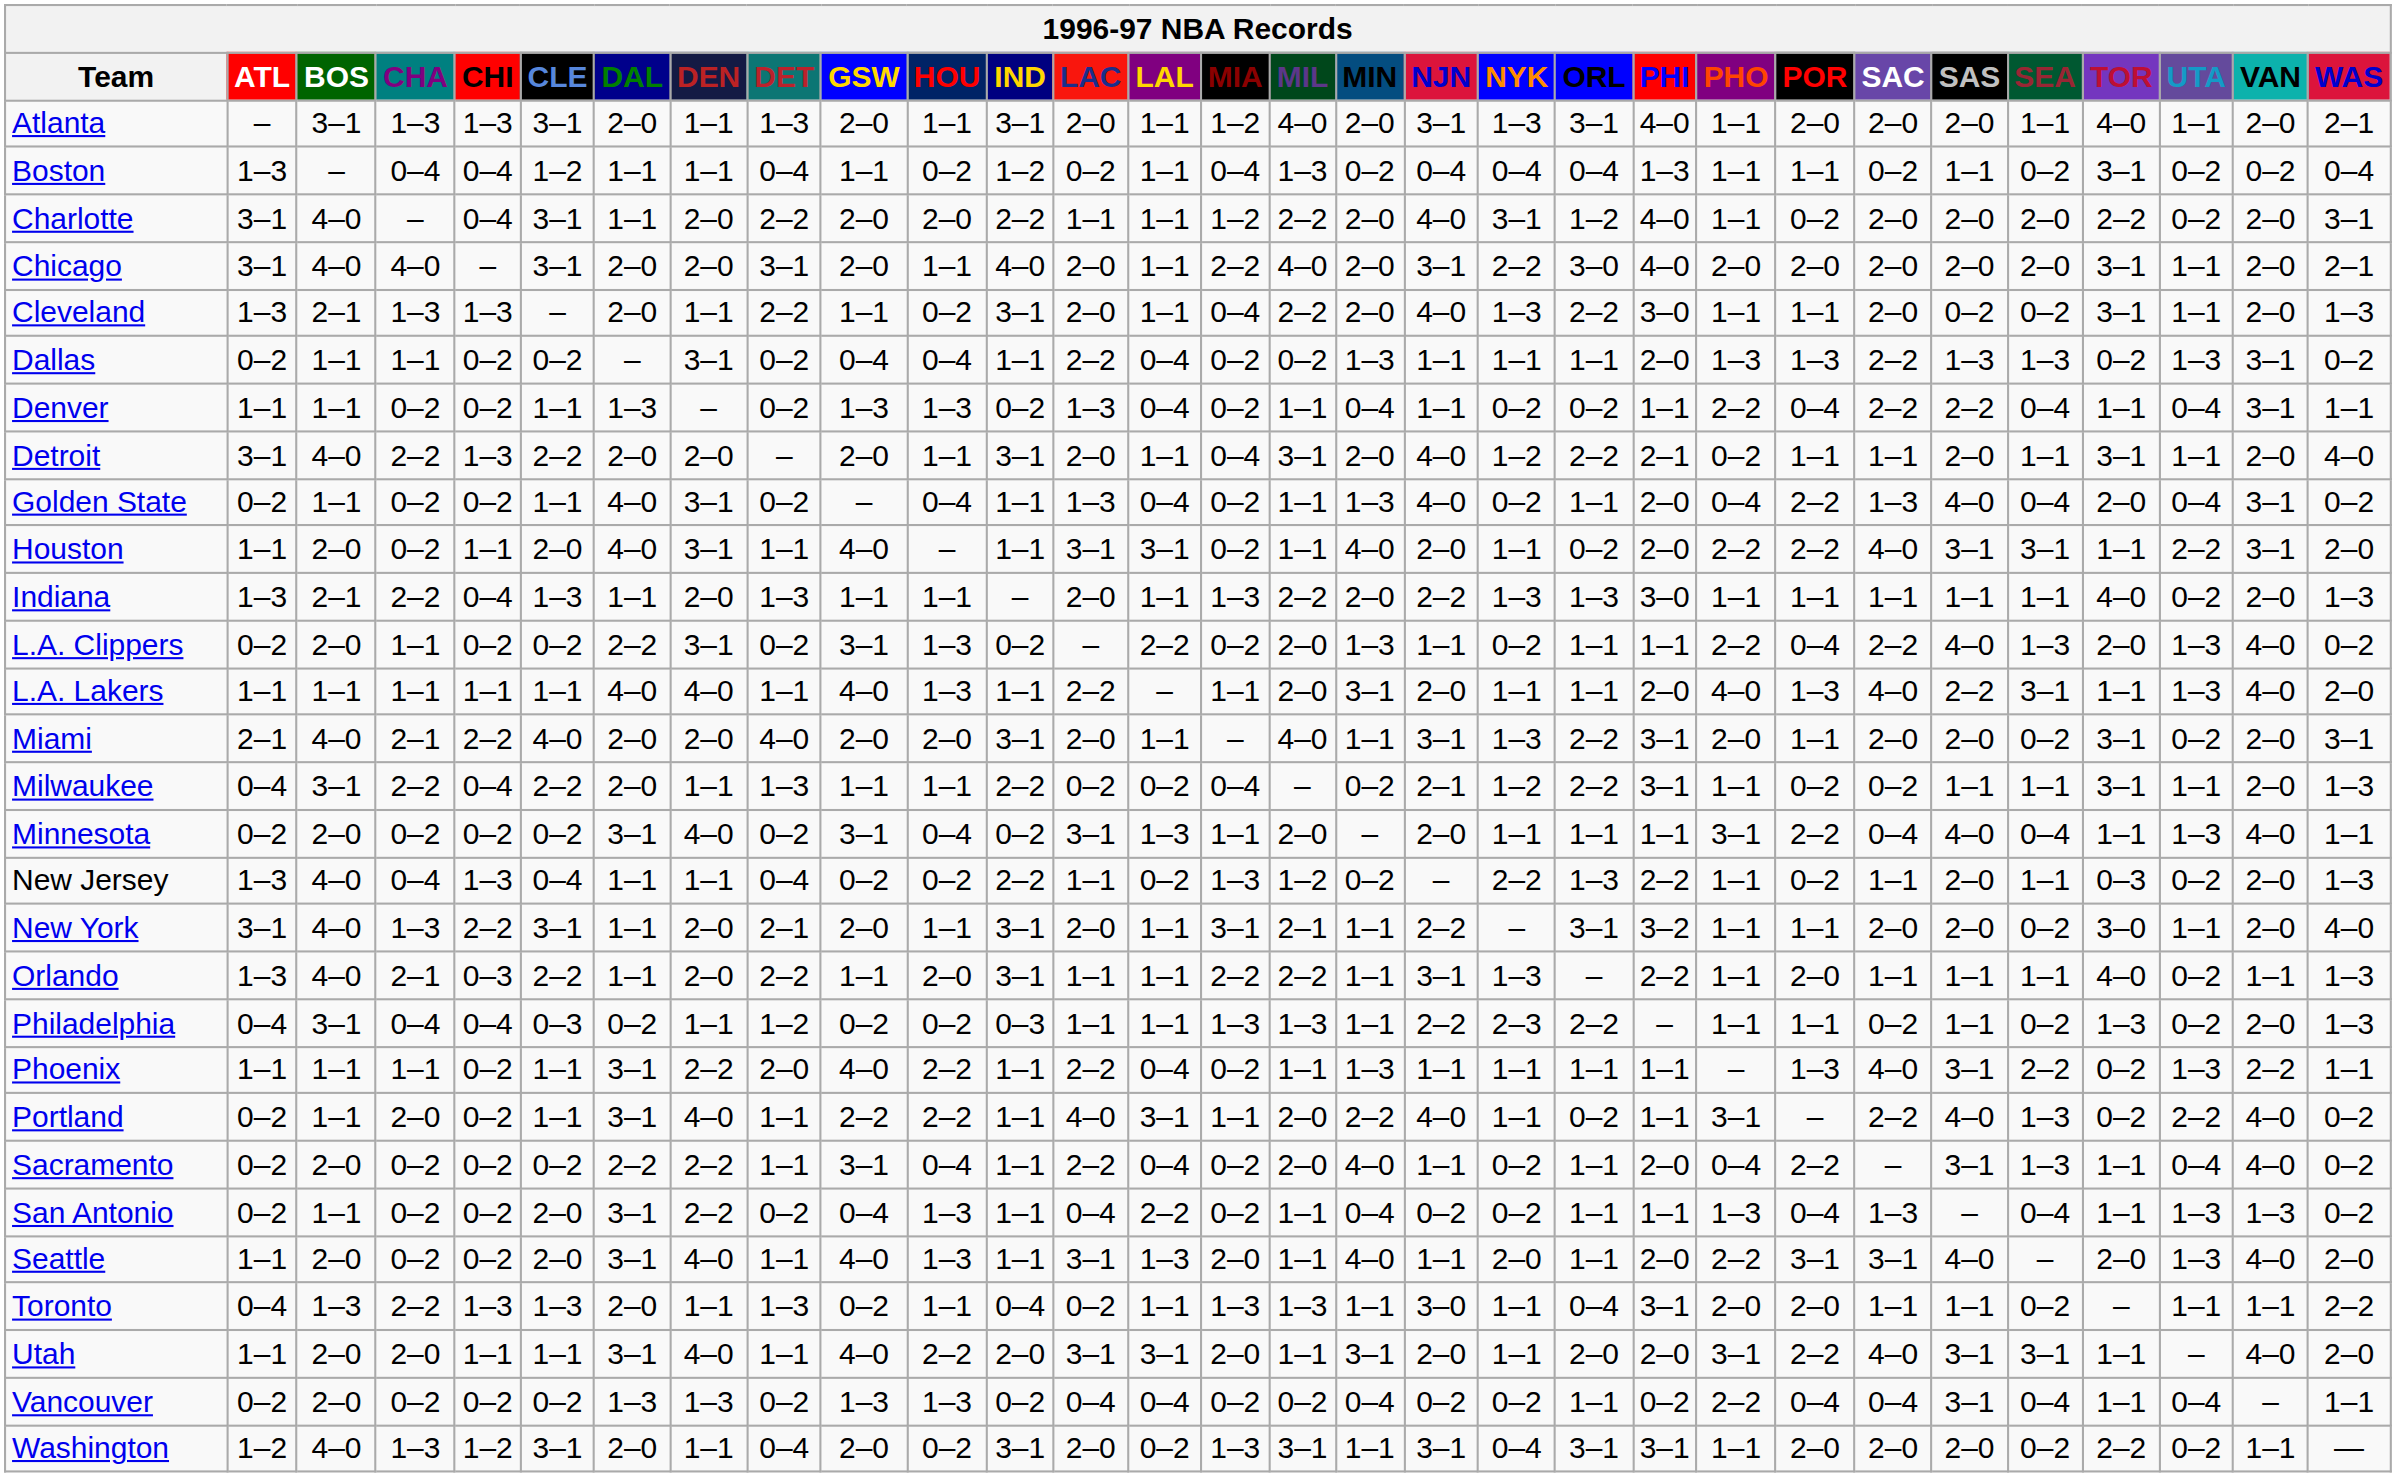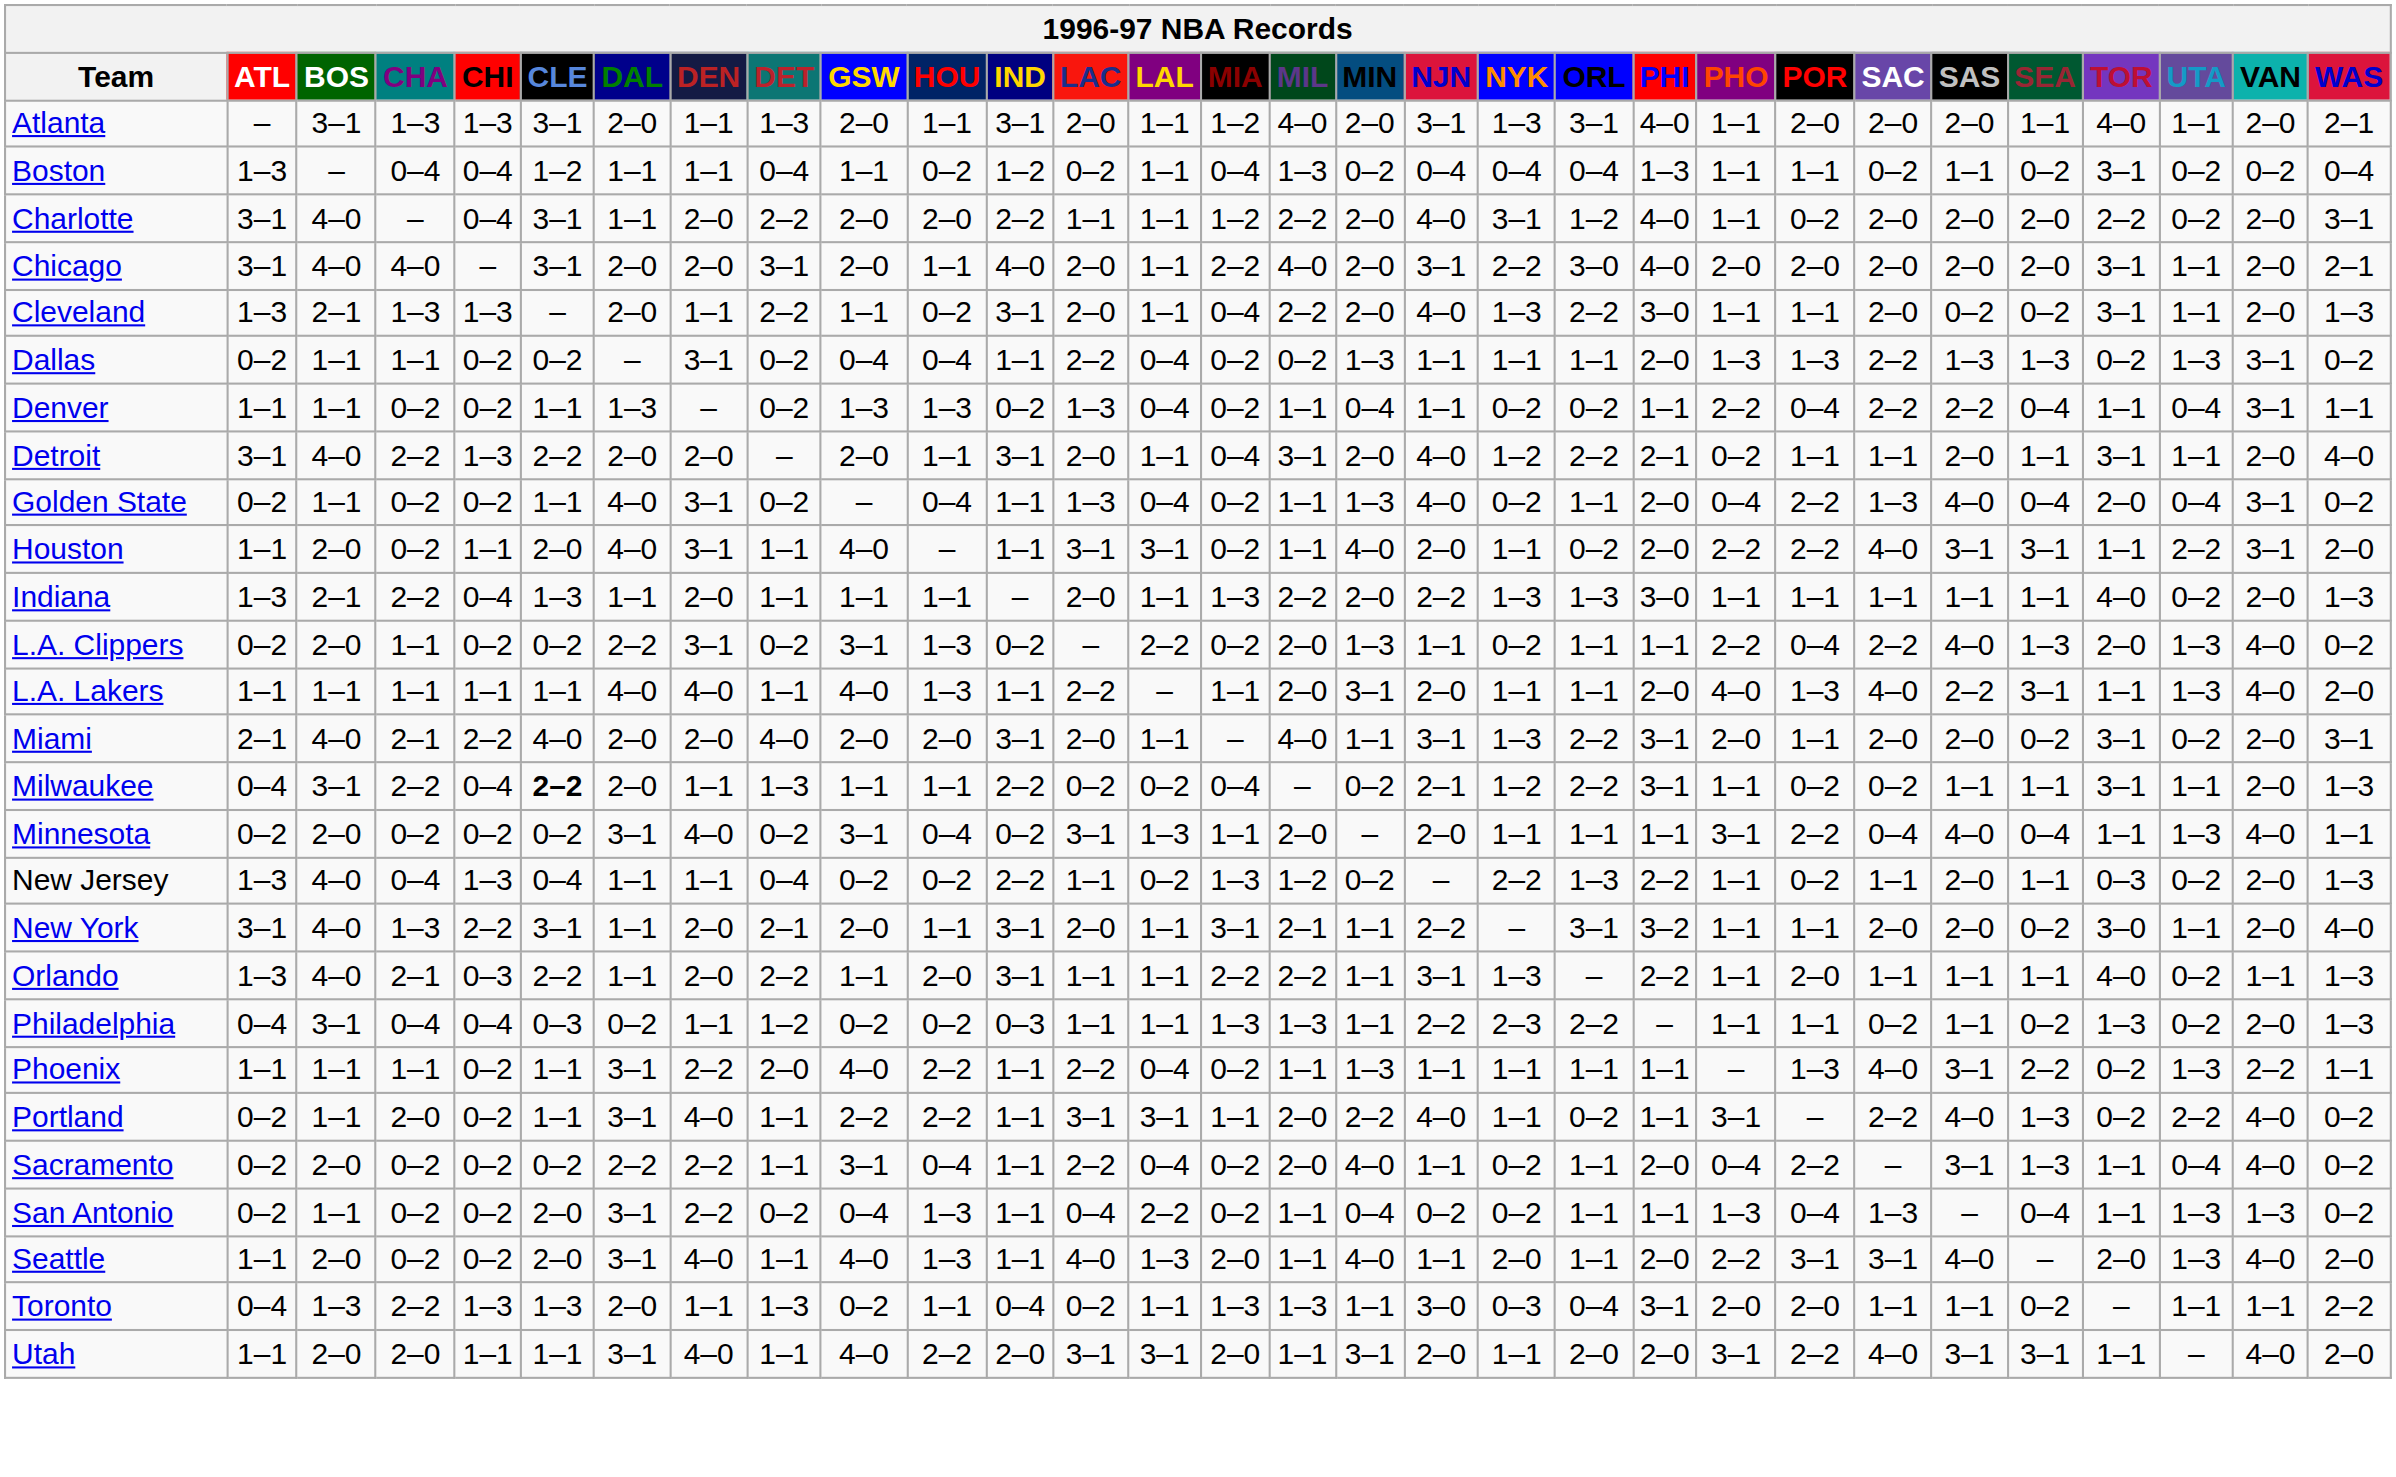(784, 597) 1–3 -> (784, 597) 1–1
(557, 786) normal -> (557, 786) bold
(1091, 1117) 4–0 -> (1091, 1117) 3–1
(1091, 1259) 3–1 -> (1091, 1259) 4–0
(1517, 1307) 1–1 -> (1517, 1307) 0–3
- row: (83, 1401)
- row: (91, 1449)
